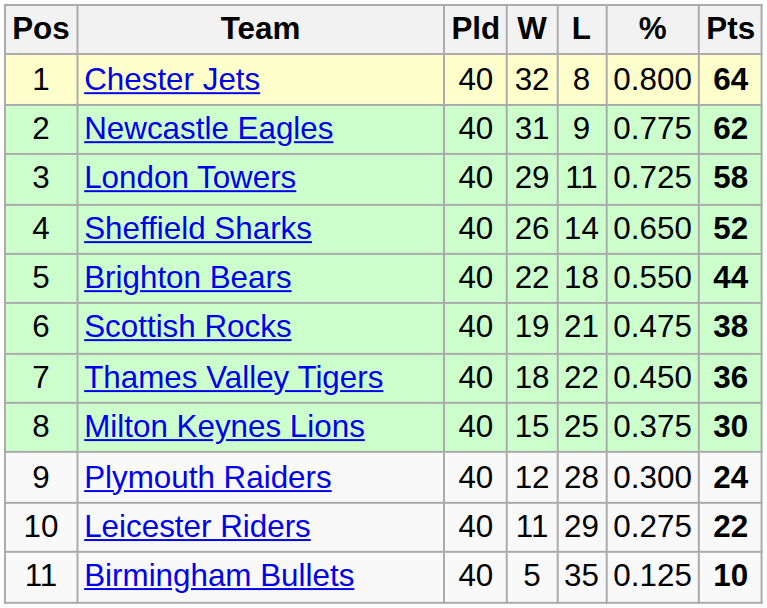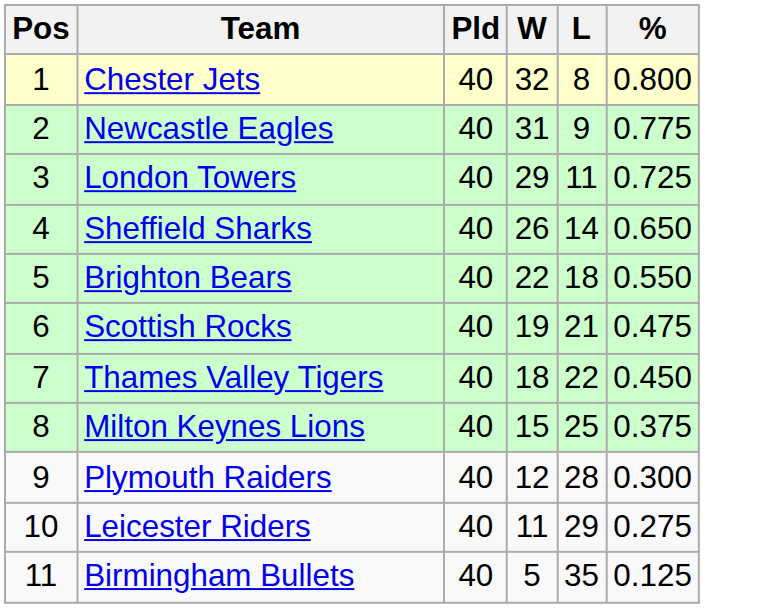- column: (731, 29)
